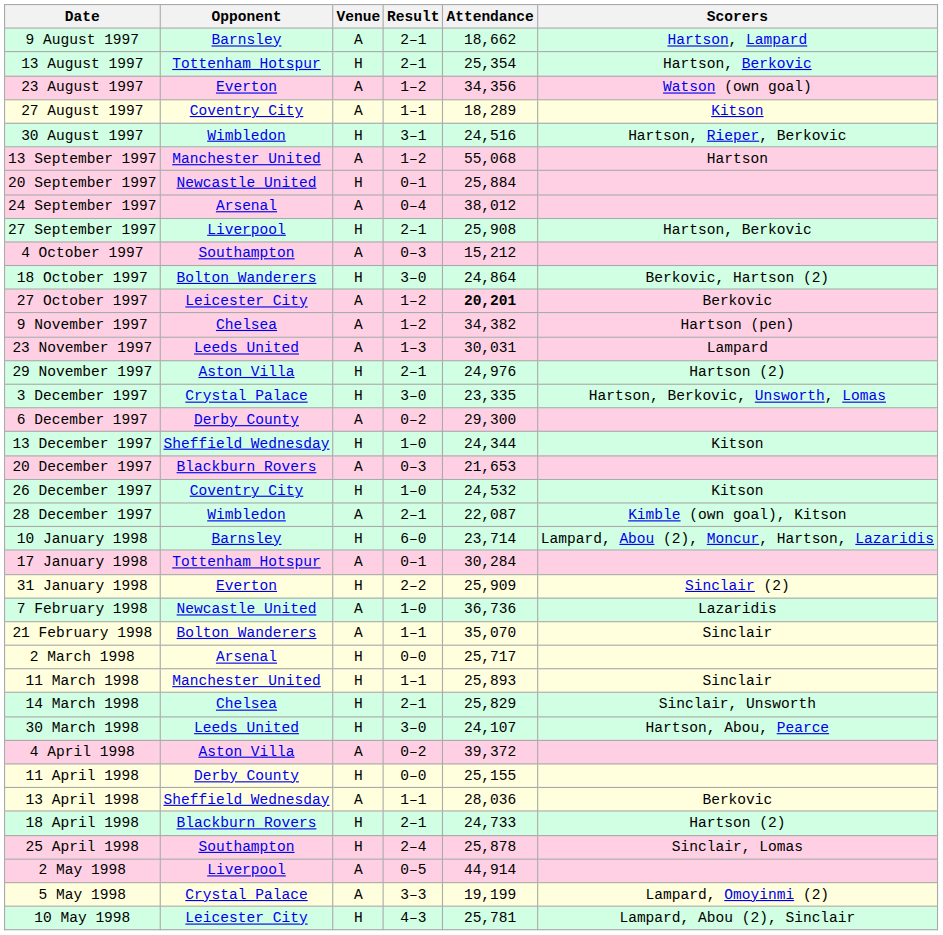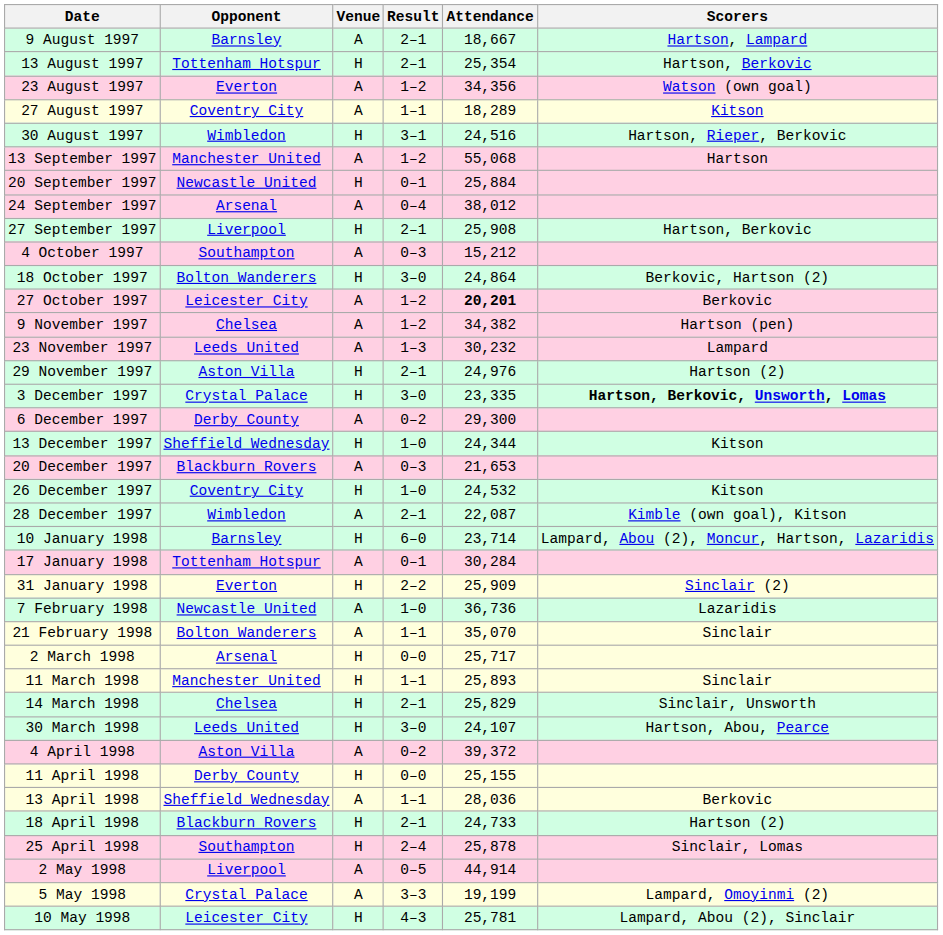(490, 40) 18,662 -> (490, 40) 18,667
(490, 349) 30,031 -> (490, 349) 30,232
(737, 396) normal -> (737, 396) bold
